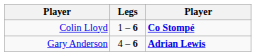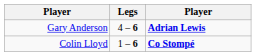rows swapped: (77, 43) <-> (84, 28)
